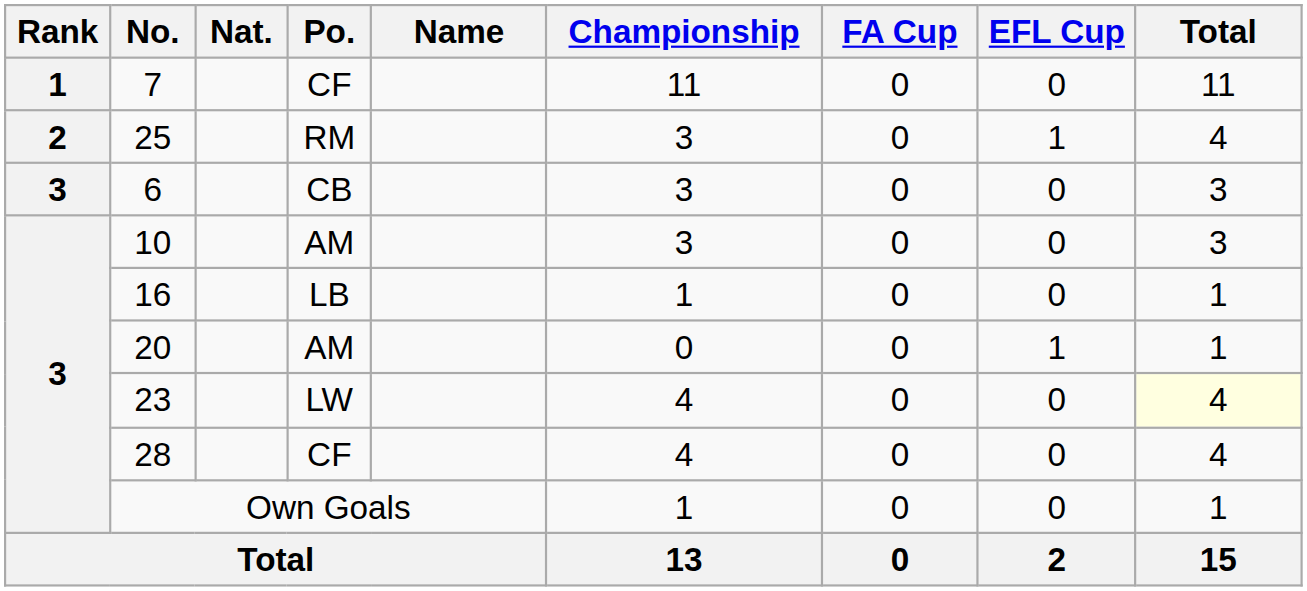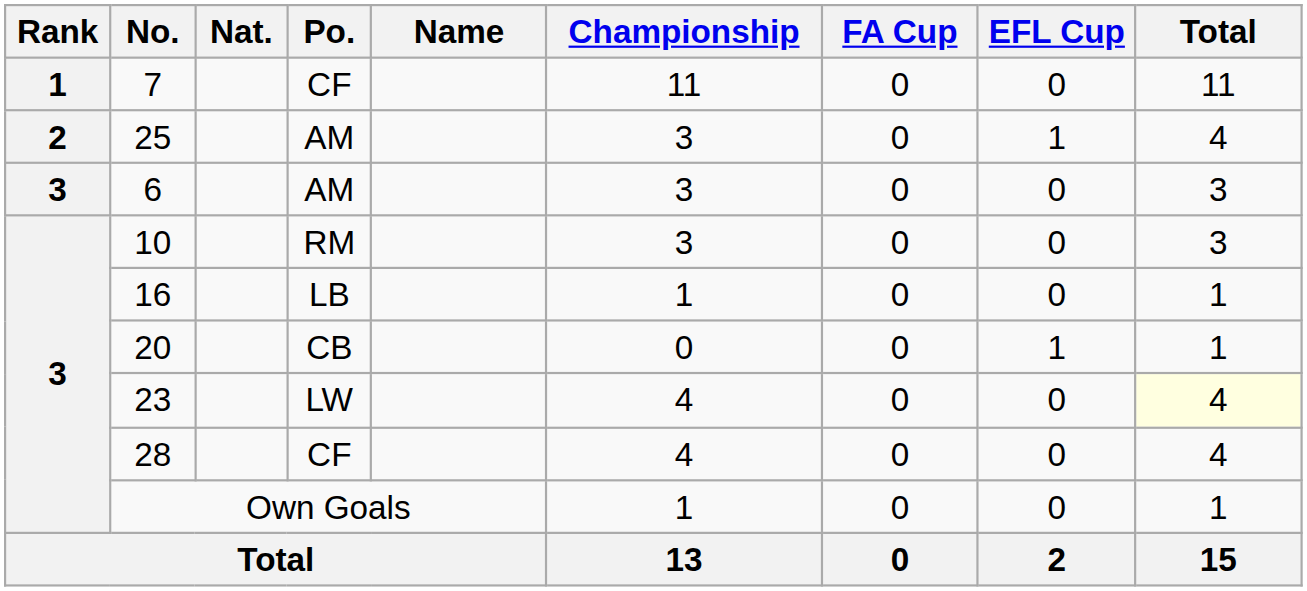(329, 137) RM -> (329, 137) AM
(329, 190) CB -> (329, 190) AM
(329, 242) AM -> (329, 242) RM
(329, 348) AM -> (329, 348) CB
